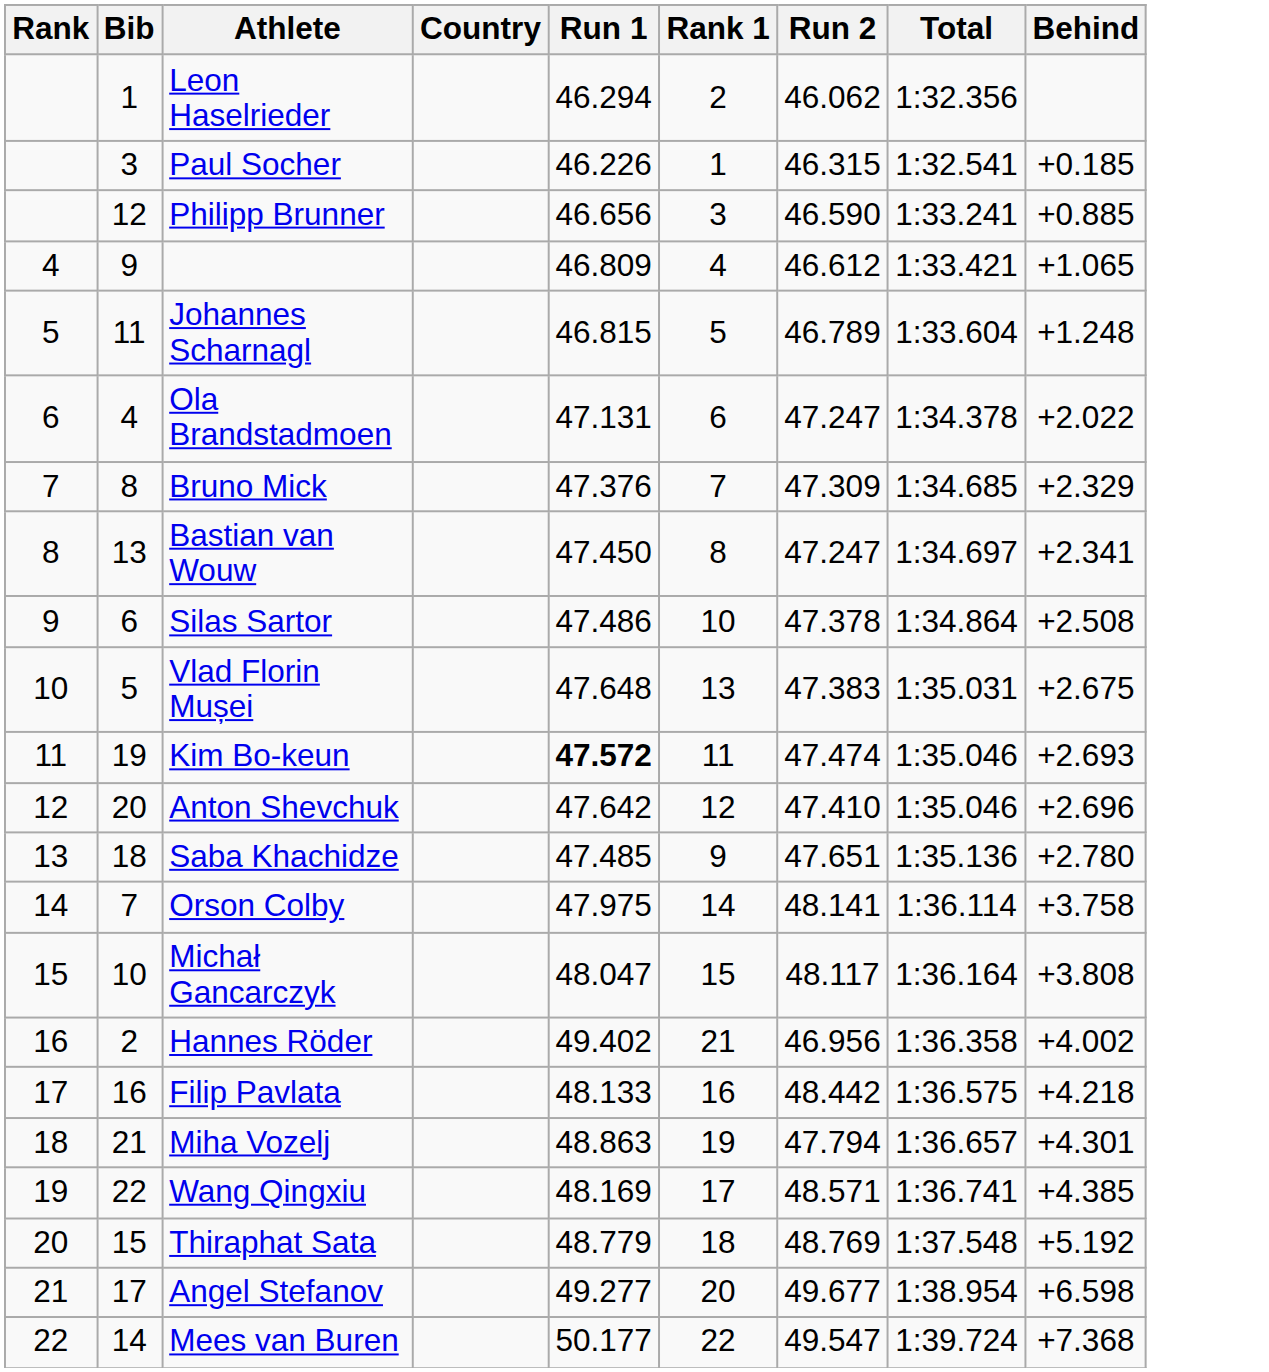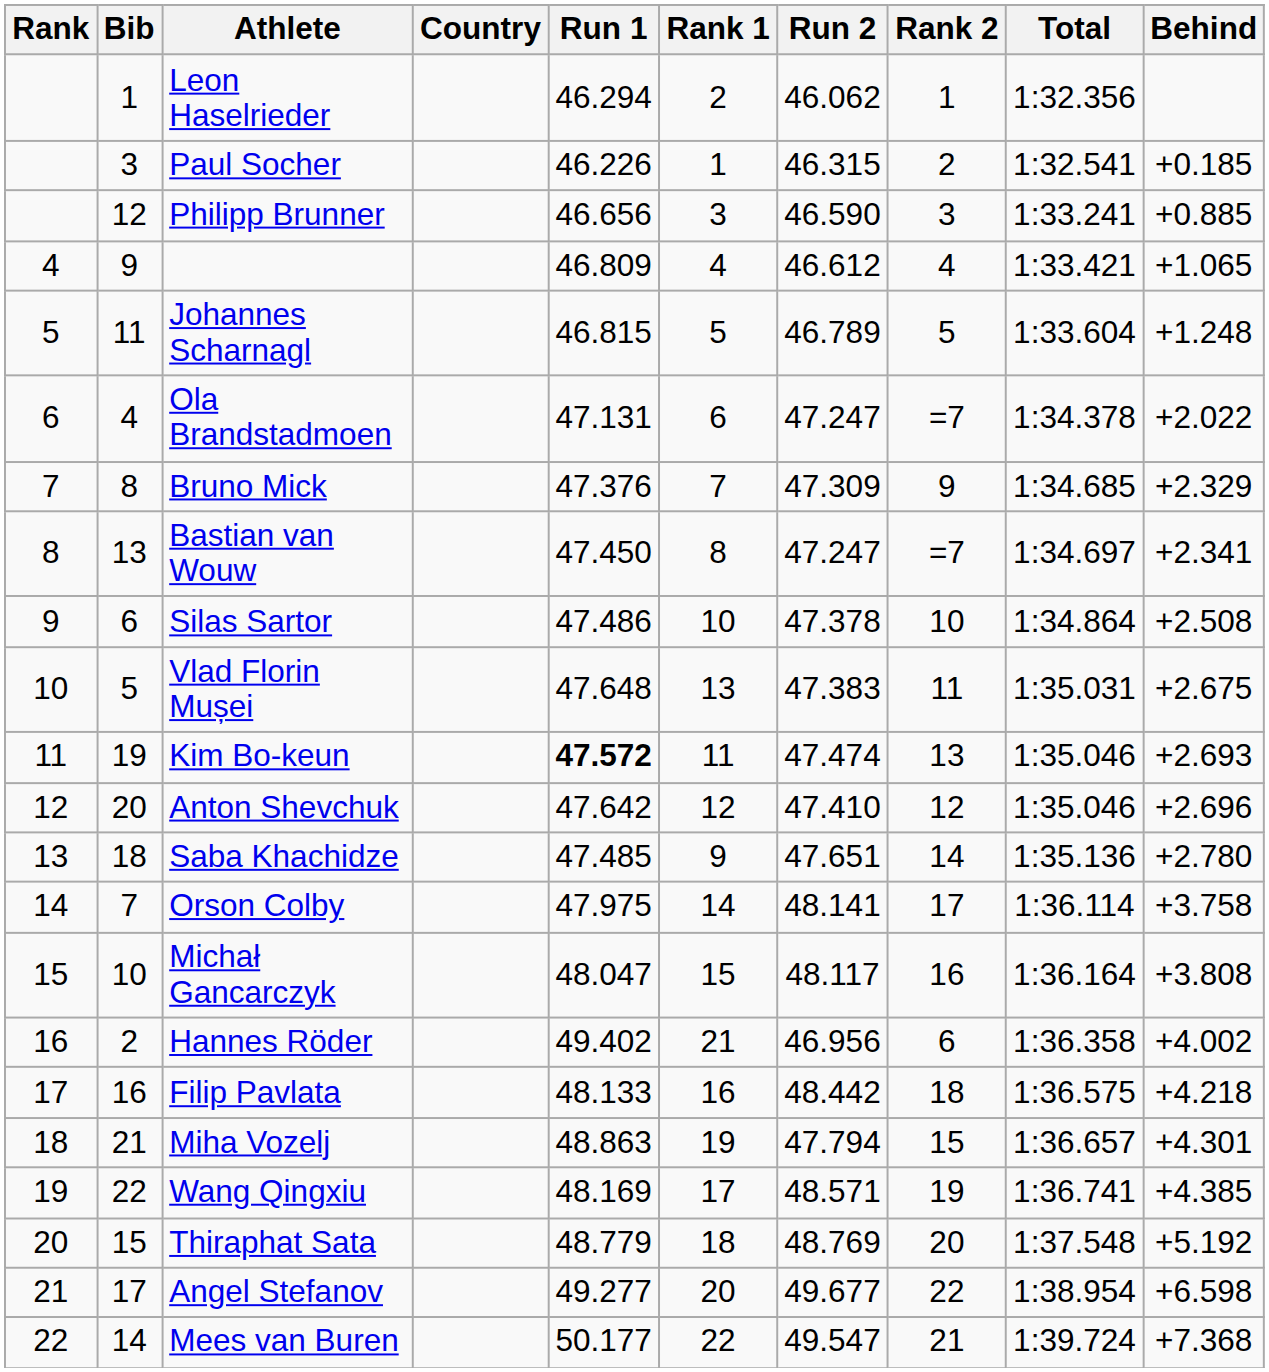+ column: (947, 29)
